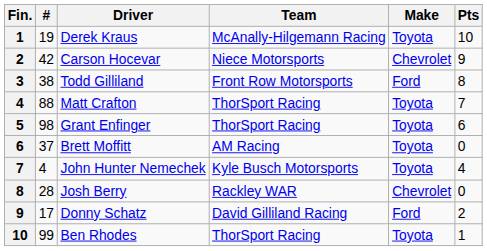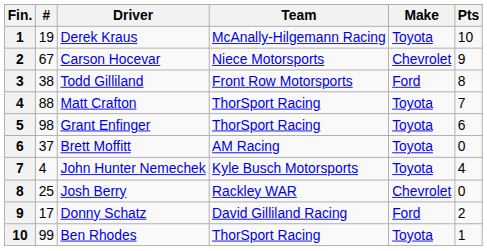(46, 59) 42 -> (46, 59) 67
(46, 191) 28 -> (46, 191) 25
